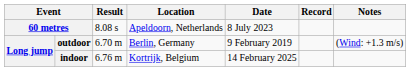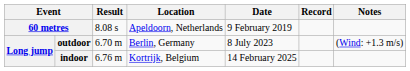(250, 27) 8 July 2023 -> (260, 27) 9 February 2019
(260, 43) 9 February 2019 -> (250, 43) 8 July 2023
